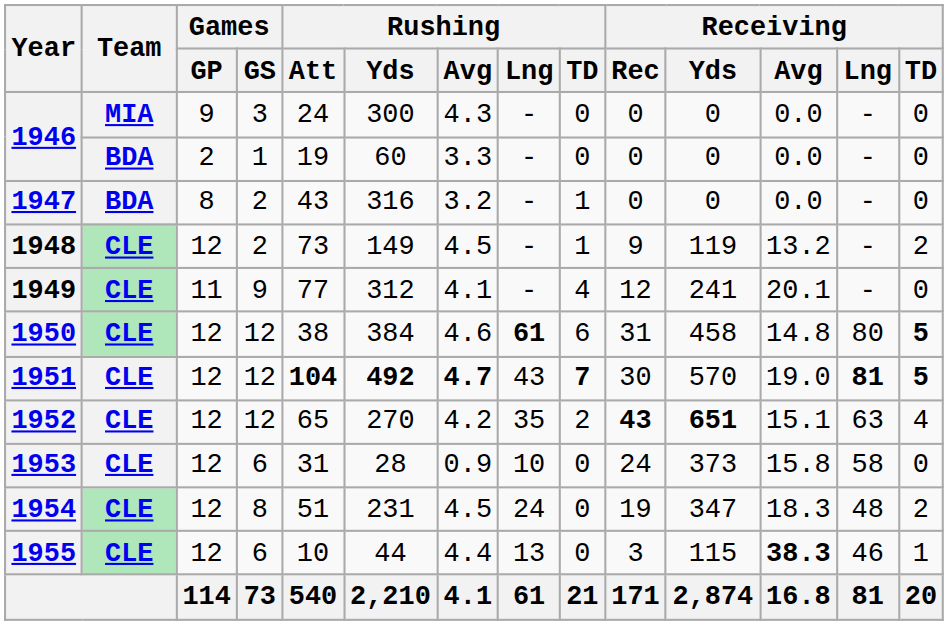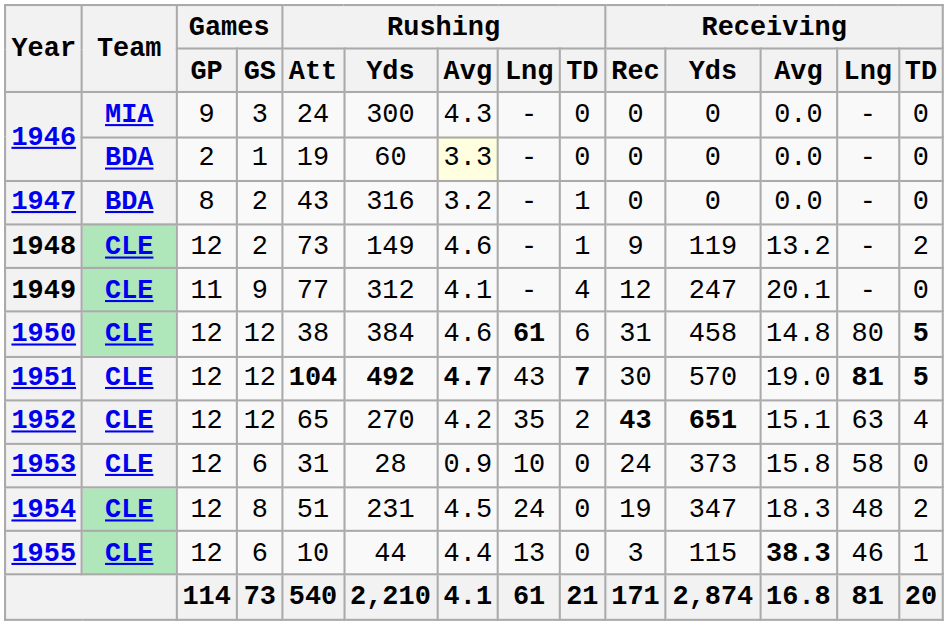(468, 159) no background -> (468, 159) lightyellow background
(468, 246) 4.5 -> (468, 246) 4.6
(713, 290) 241 -> (713, 290) 247
